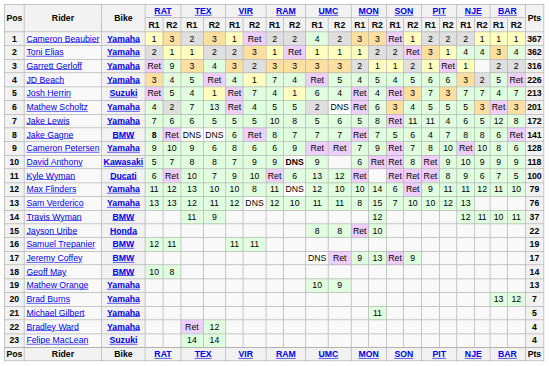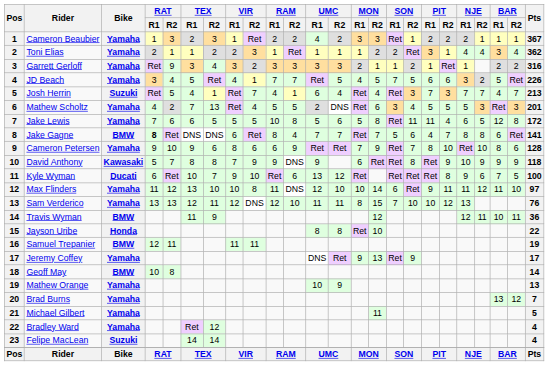(295, 79) 4 -> (295, 79) 7
(395, 79) 4 -> (395, 79) 7
(295, 134) 7 -> (295, 134) 4
(295, 162) bold -> (295, 162) normal
(534, 189) 79 -> (534, 189) 97
(534, 217) 37 -> (534, 217) 36
(123, 258) BMW -> (123, 258) Yamaha
